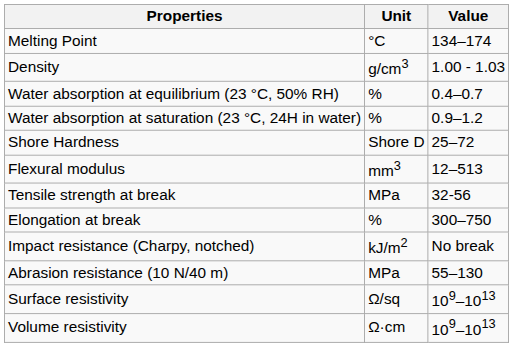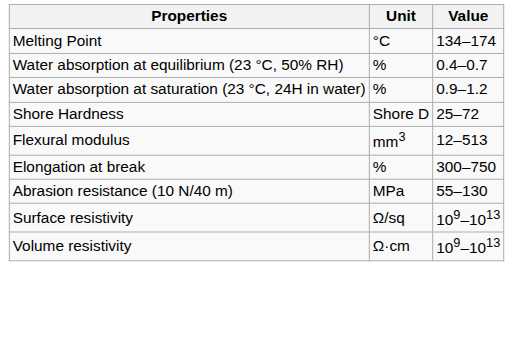- row: (34, 67)
- row: (92, 195)
- row: (131, 246)
